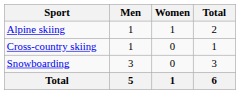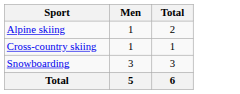- column: (172, 13)
